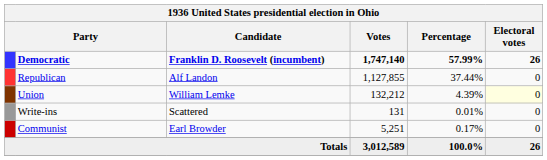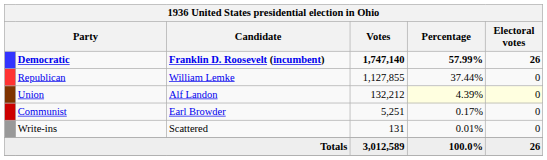(193, 77) Alf Landon -> (202, 77) William Lemke
(202, 94) William Lemke -> (193, 94) Alf Landon
(469, 94) no background -> (469, 94) lightyellow background
rows swapped: (42, 129) <-> (37, 112)
